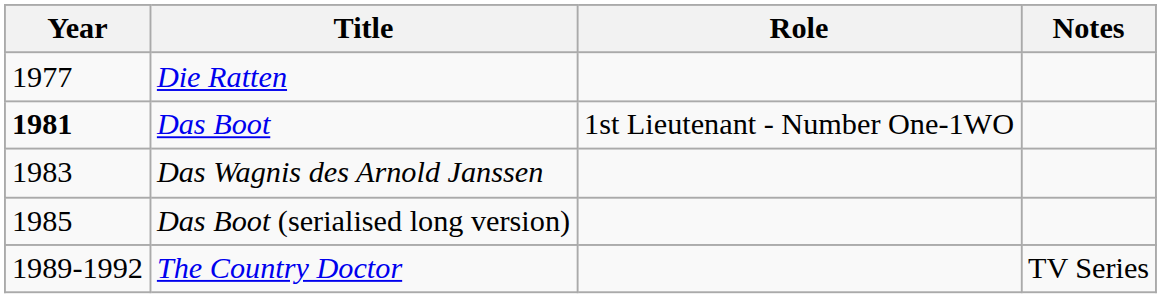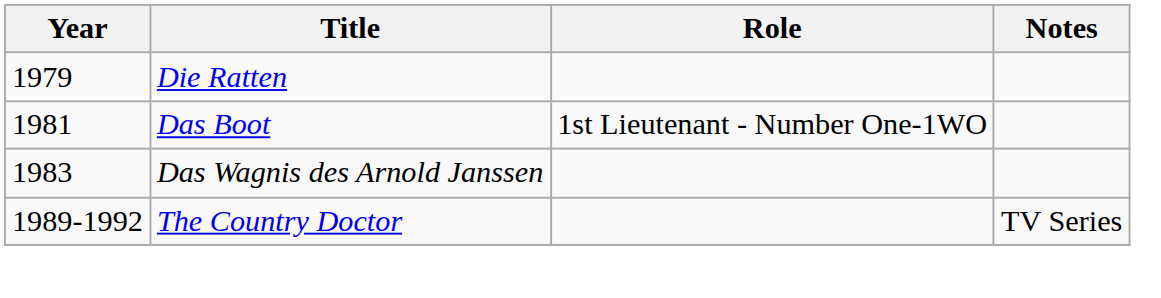(42, 76) 1977 -> (42, 76) 1979
(42, 124) bold -> (42, 124) normal
- row: (363, 220)
